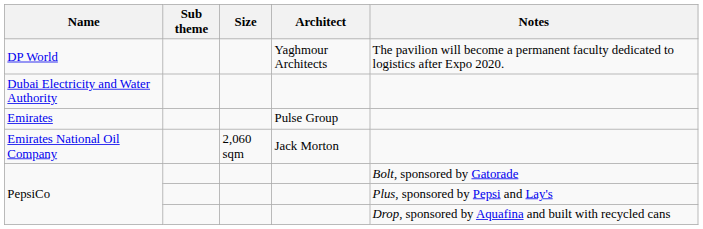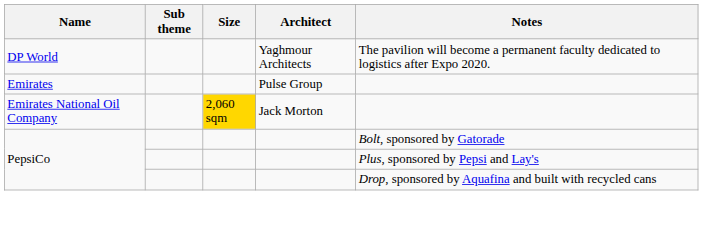- row: (79, 91)
(237, 146) no background -> (220, 111) gold background
